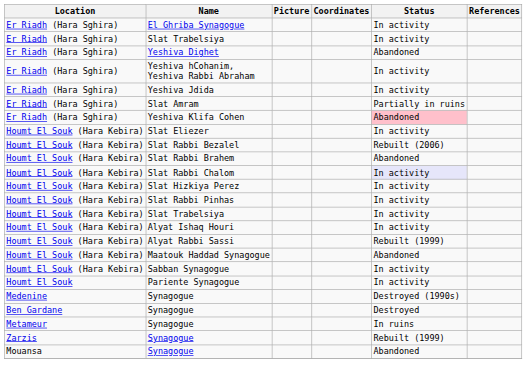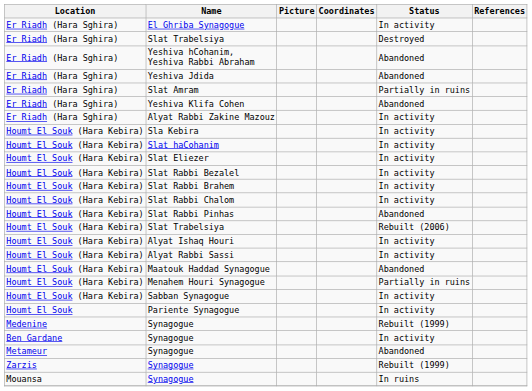(401, 39) In activity -> (401, 39) Destroyed
- row: (62, 53)
(401, 71) In activity -> (401, 57) Abandoned
(401, 90) In activity -> (401, 76) Abandoned
(396, 117) pink background -> (401, 104) no background
+ row: (62, 117)
+ row: (75, 131)
+ row: (75, 145)
(409, 145) Rebuilt (2006) -> (407, 172) In activity
(396, 159) Abandoned -> (407, 186) In activity
(401, 172) lavender background -> (407, 200) no background
- row: (75, 186)
(401, 200) In activity -> (401, 214) Abandoned
(401, 214) In activity -> (414, 228) Rebuilt (2006)
(409, 241) Rebuilt (1999) -> (407, 255) In activity
+ row: (75, 283)
(417, 296) Destroyed (1990s) -> (414, 324) Rebuilt (1999)
(396, 310) Destroyed -> (407, 338) In activity
(394, 324) In ruins -> (401, 351) Abandoned
(396, 351) Abandoned -> (399, 379) In ruins
